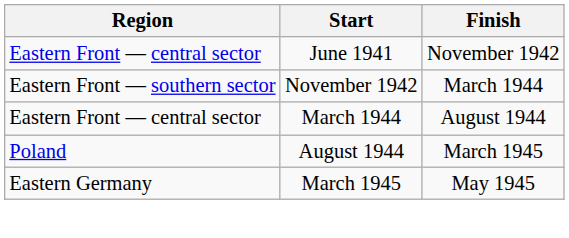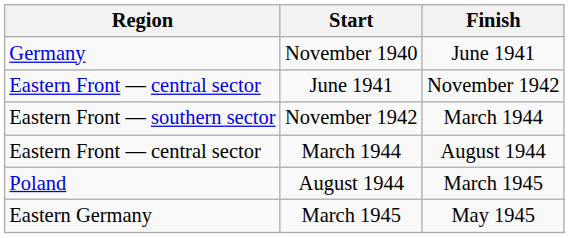+ row: (351, 53)
